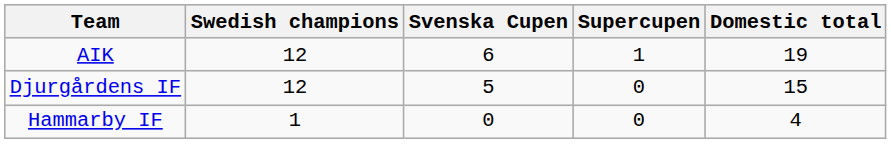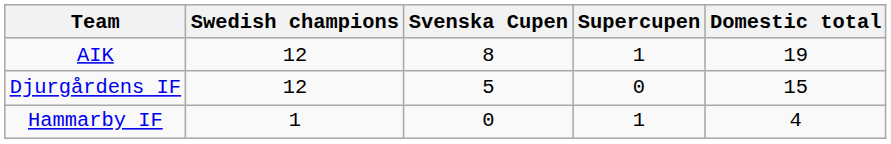(488, 55) 6 -> (488, 55) 8
(639, 121) 0 -> (639, 121) 1
